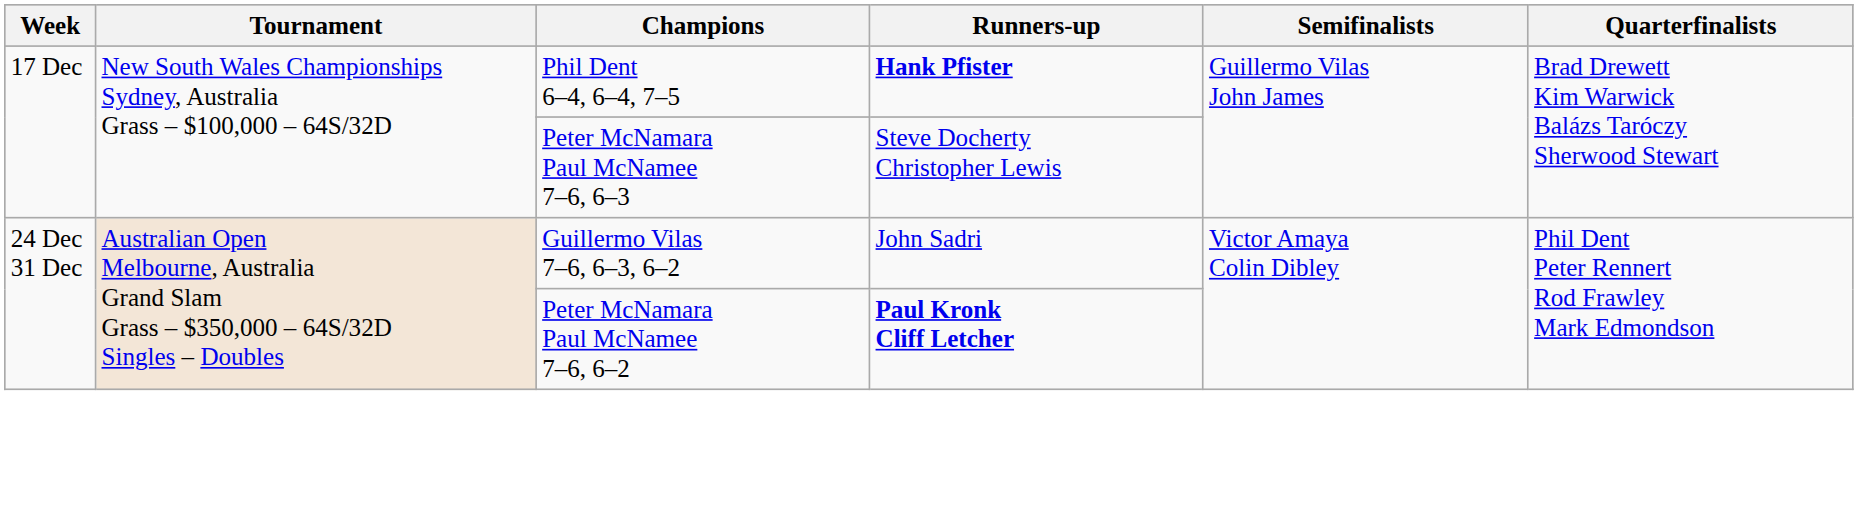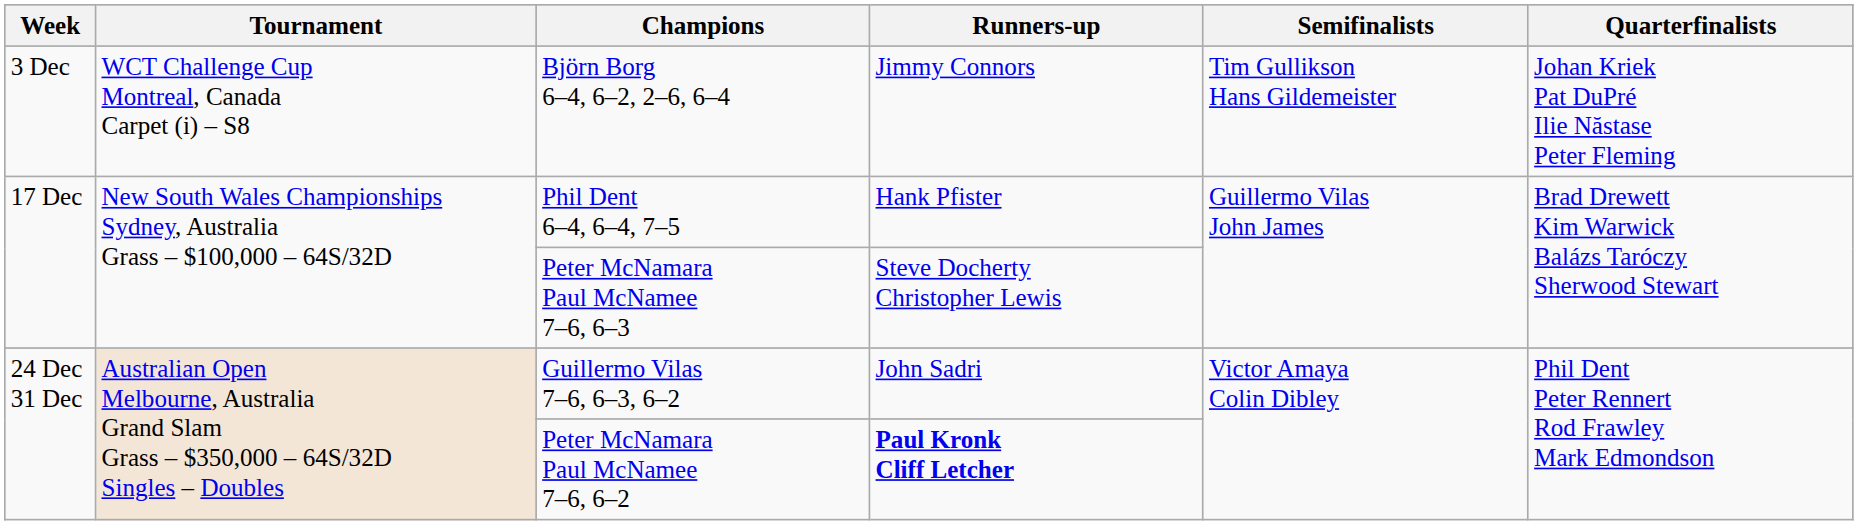+ row: (636, 81)
(944, 66) bold -> (939, 197) normal
